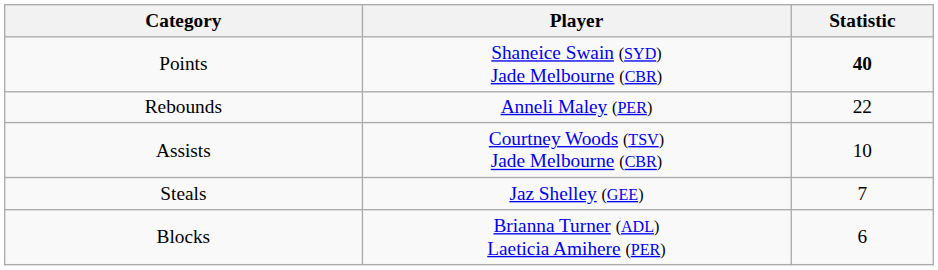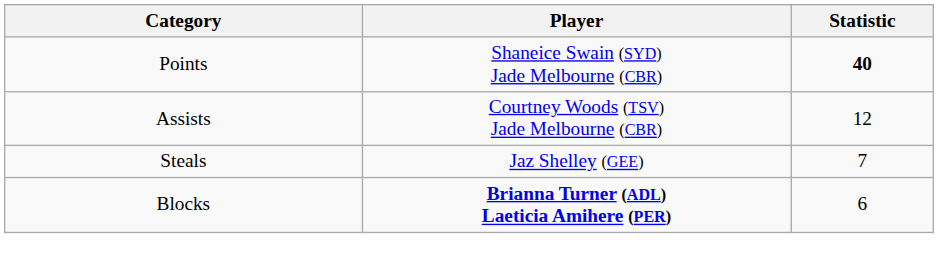- row: (183, 107)
(862, 150) 10 -> (862, 118) 12
(576, 236) normal -> (576, 205) bold
